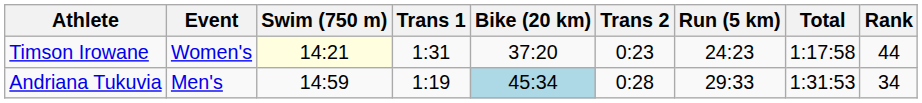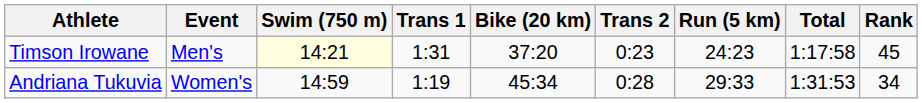(212, 52) Women's -> (197, 52) Men's
(889, 52) 44 -> (889, 52) 45
(197, 83) Men's -> (212, 83) Women's
(533, 83) lightblue background -> (533, 83) no background
